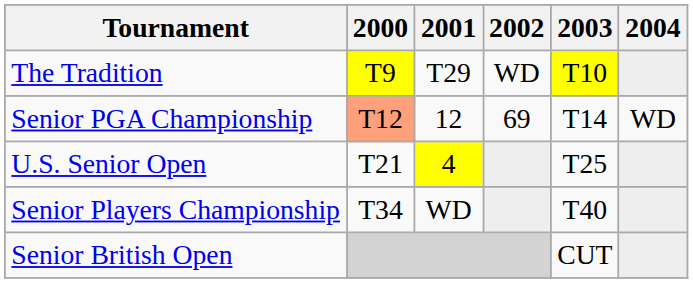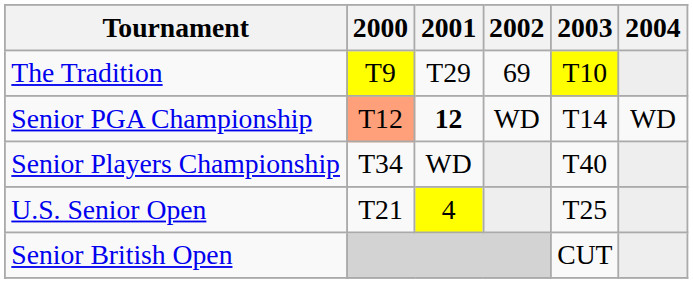(517, 73) WD -> (517, 73) 69
(449, 118) normal -> (449, 118) bold
(517, 118) 69 -> (517, 118) WD
rows swapped: (176, 209) <-> (109, 164)
